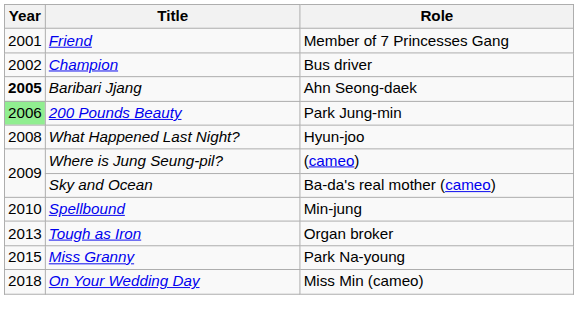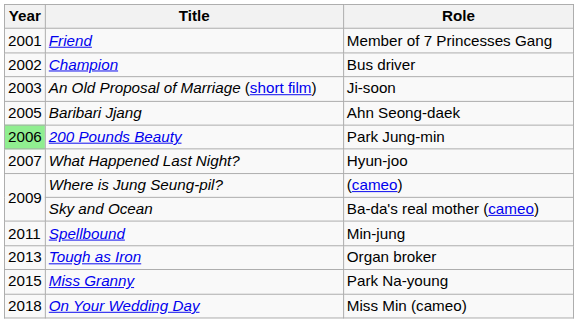+ row: (183, 88)
(25, 88) bold -> (25, 112) normal
(25, 137) 2008 -> (25, 161) 2007
(25, 209) 2010 -> (24, 233) 2011
